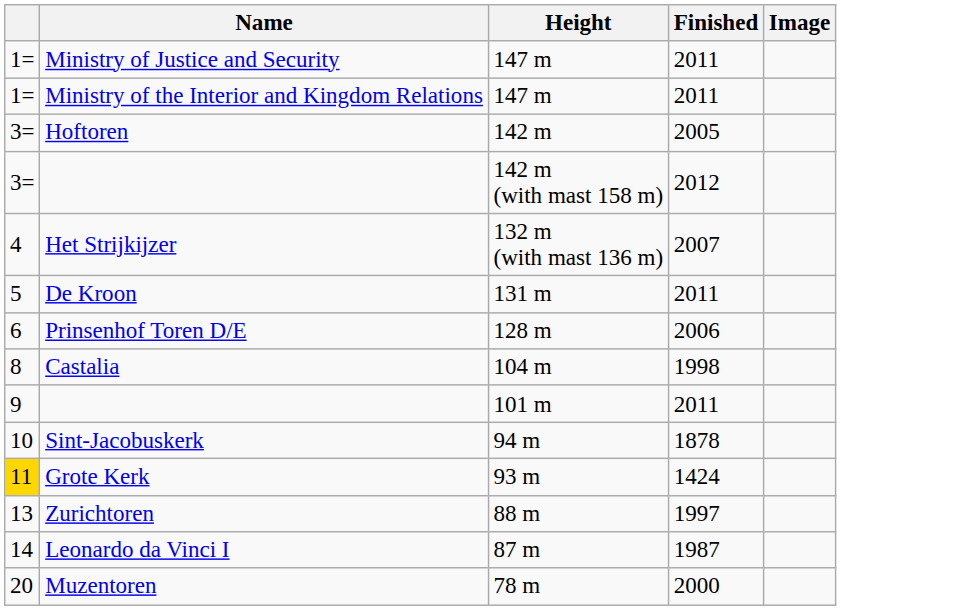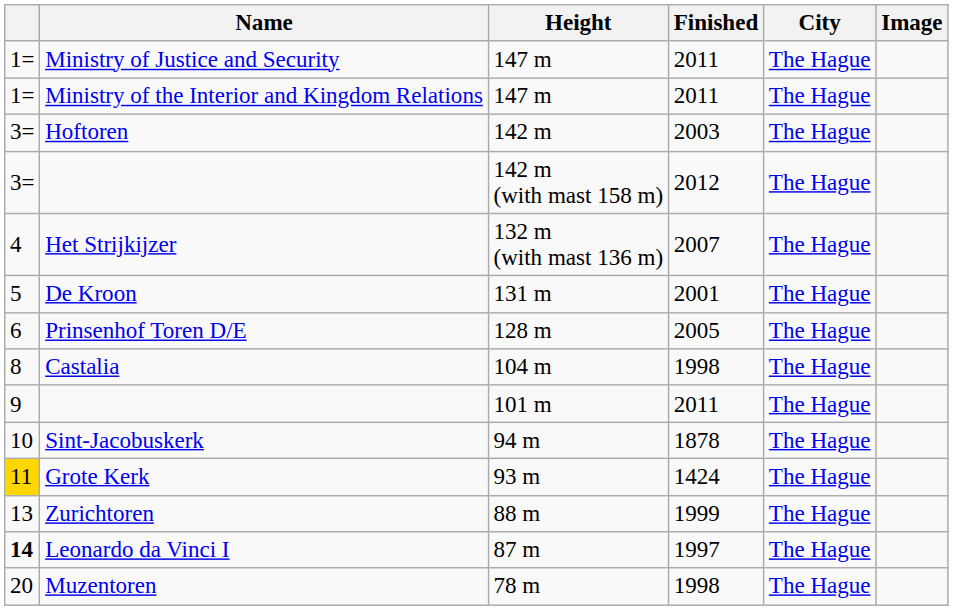+ column: (820, 22)
(697, 132) 2005 -> (697, 132) 2003
(696, 293) 2011 -> (697, 293) 2001
(697, 330) 2006 -> (697, 330) 2005
(697, 513) 1997 -> (697, 513) 1999
(22, 549) normal -> (22, 549) bold
(697, 549) 1987 -> (697, 549) 1997
(697, 586) 2000 -> (697, 586) 1998
